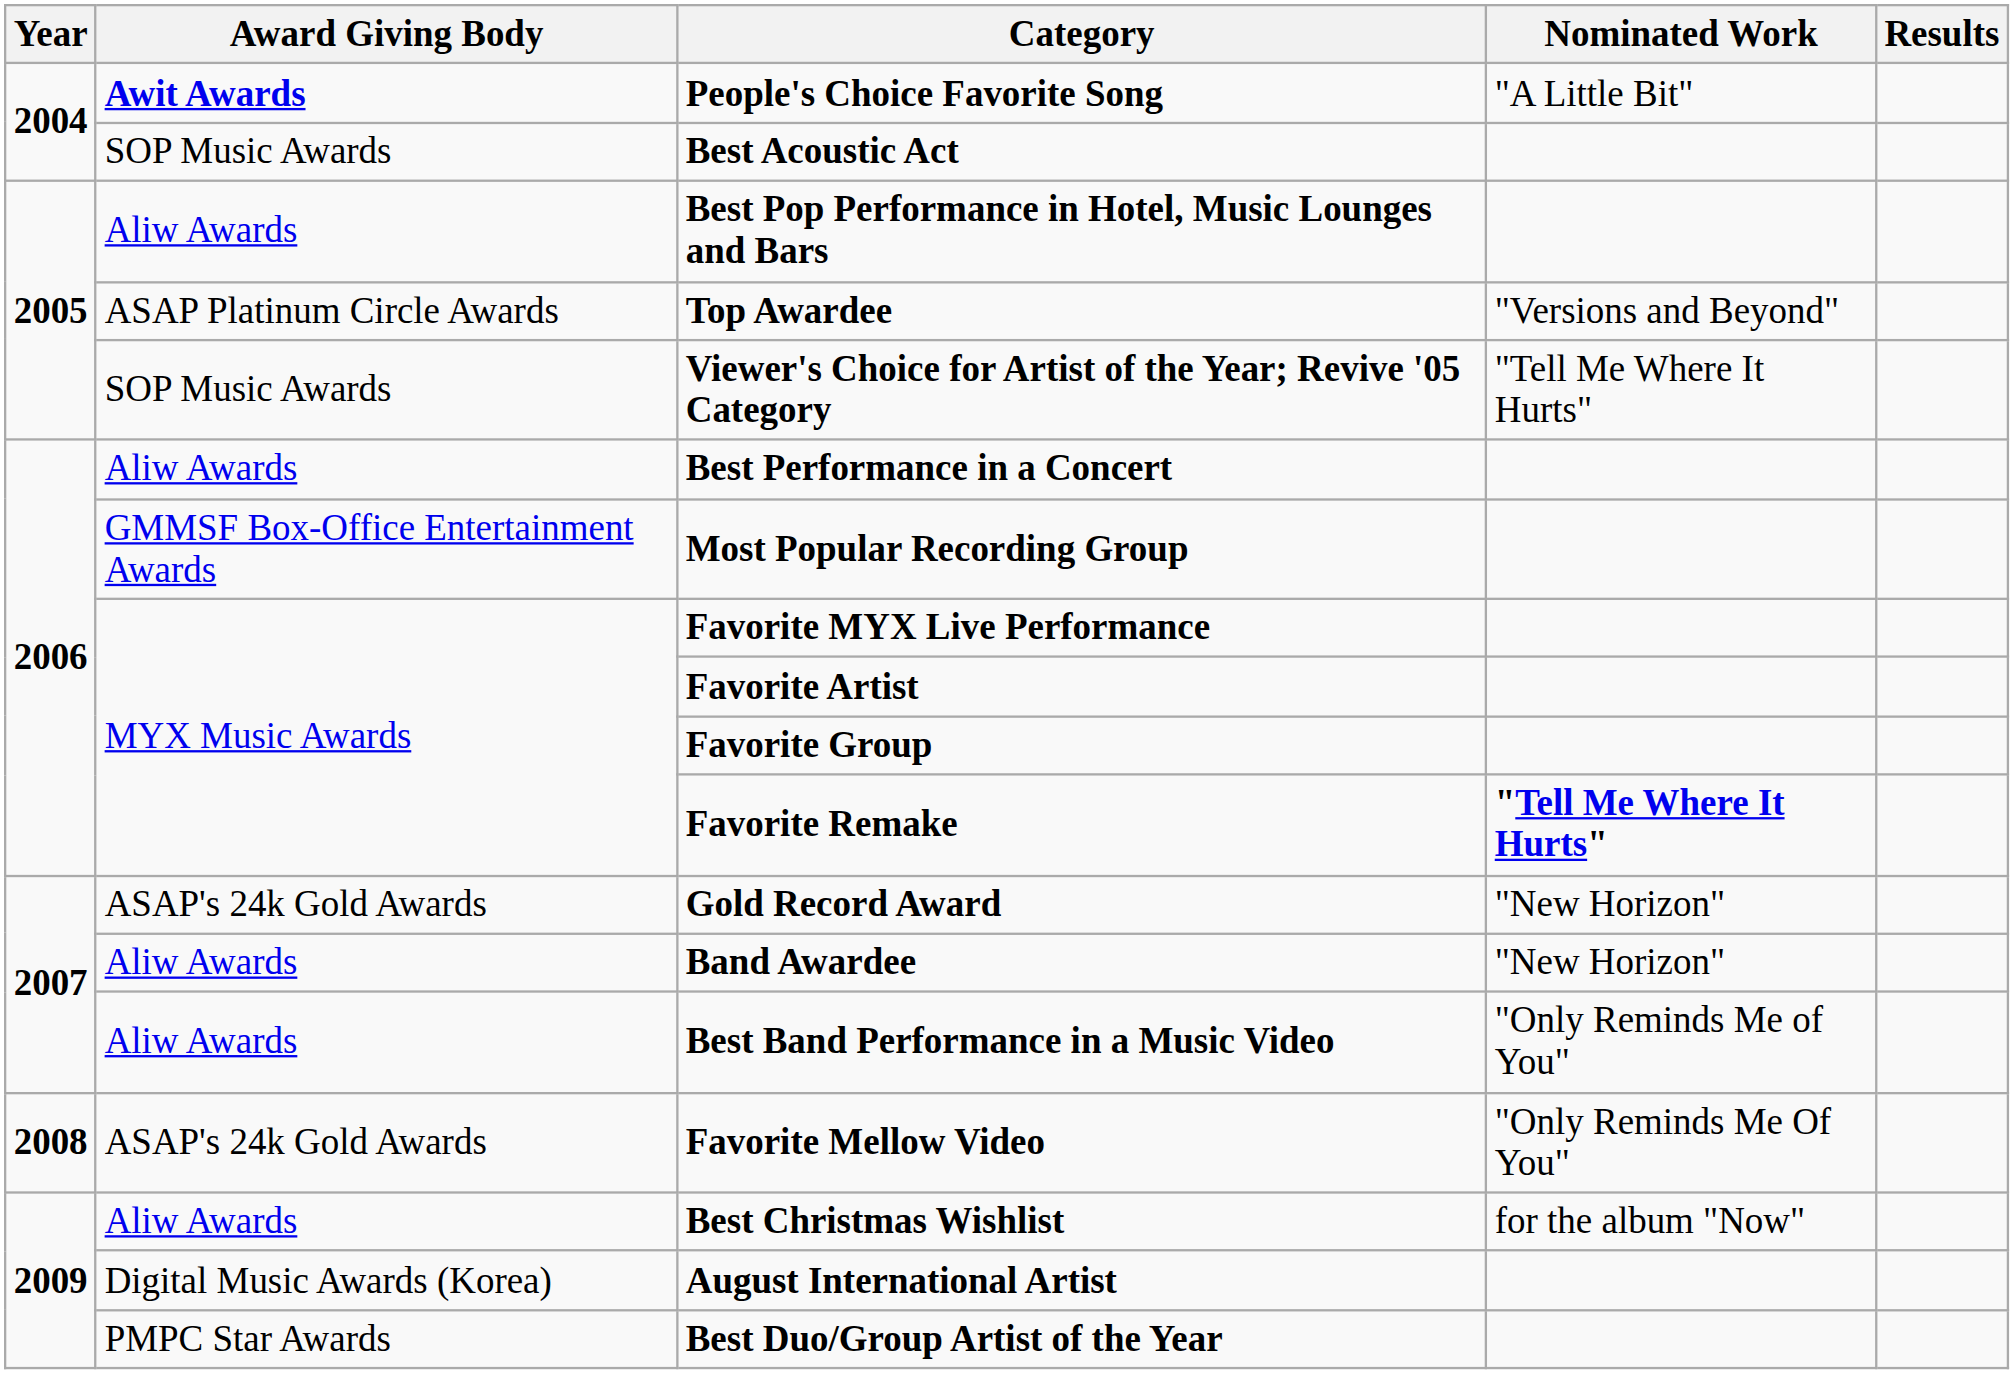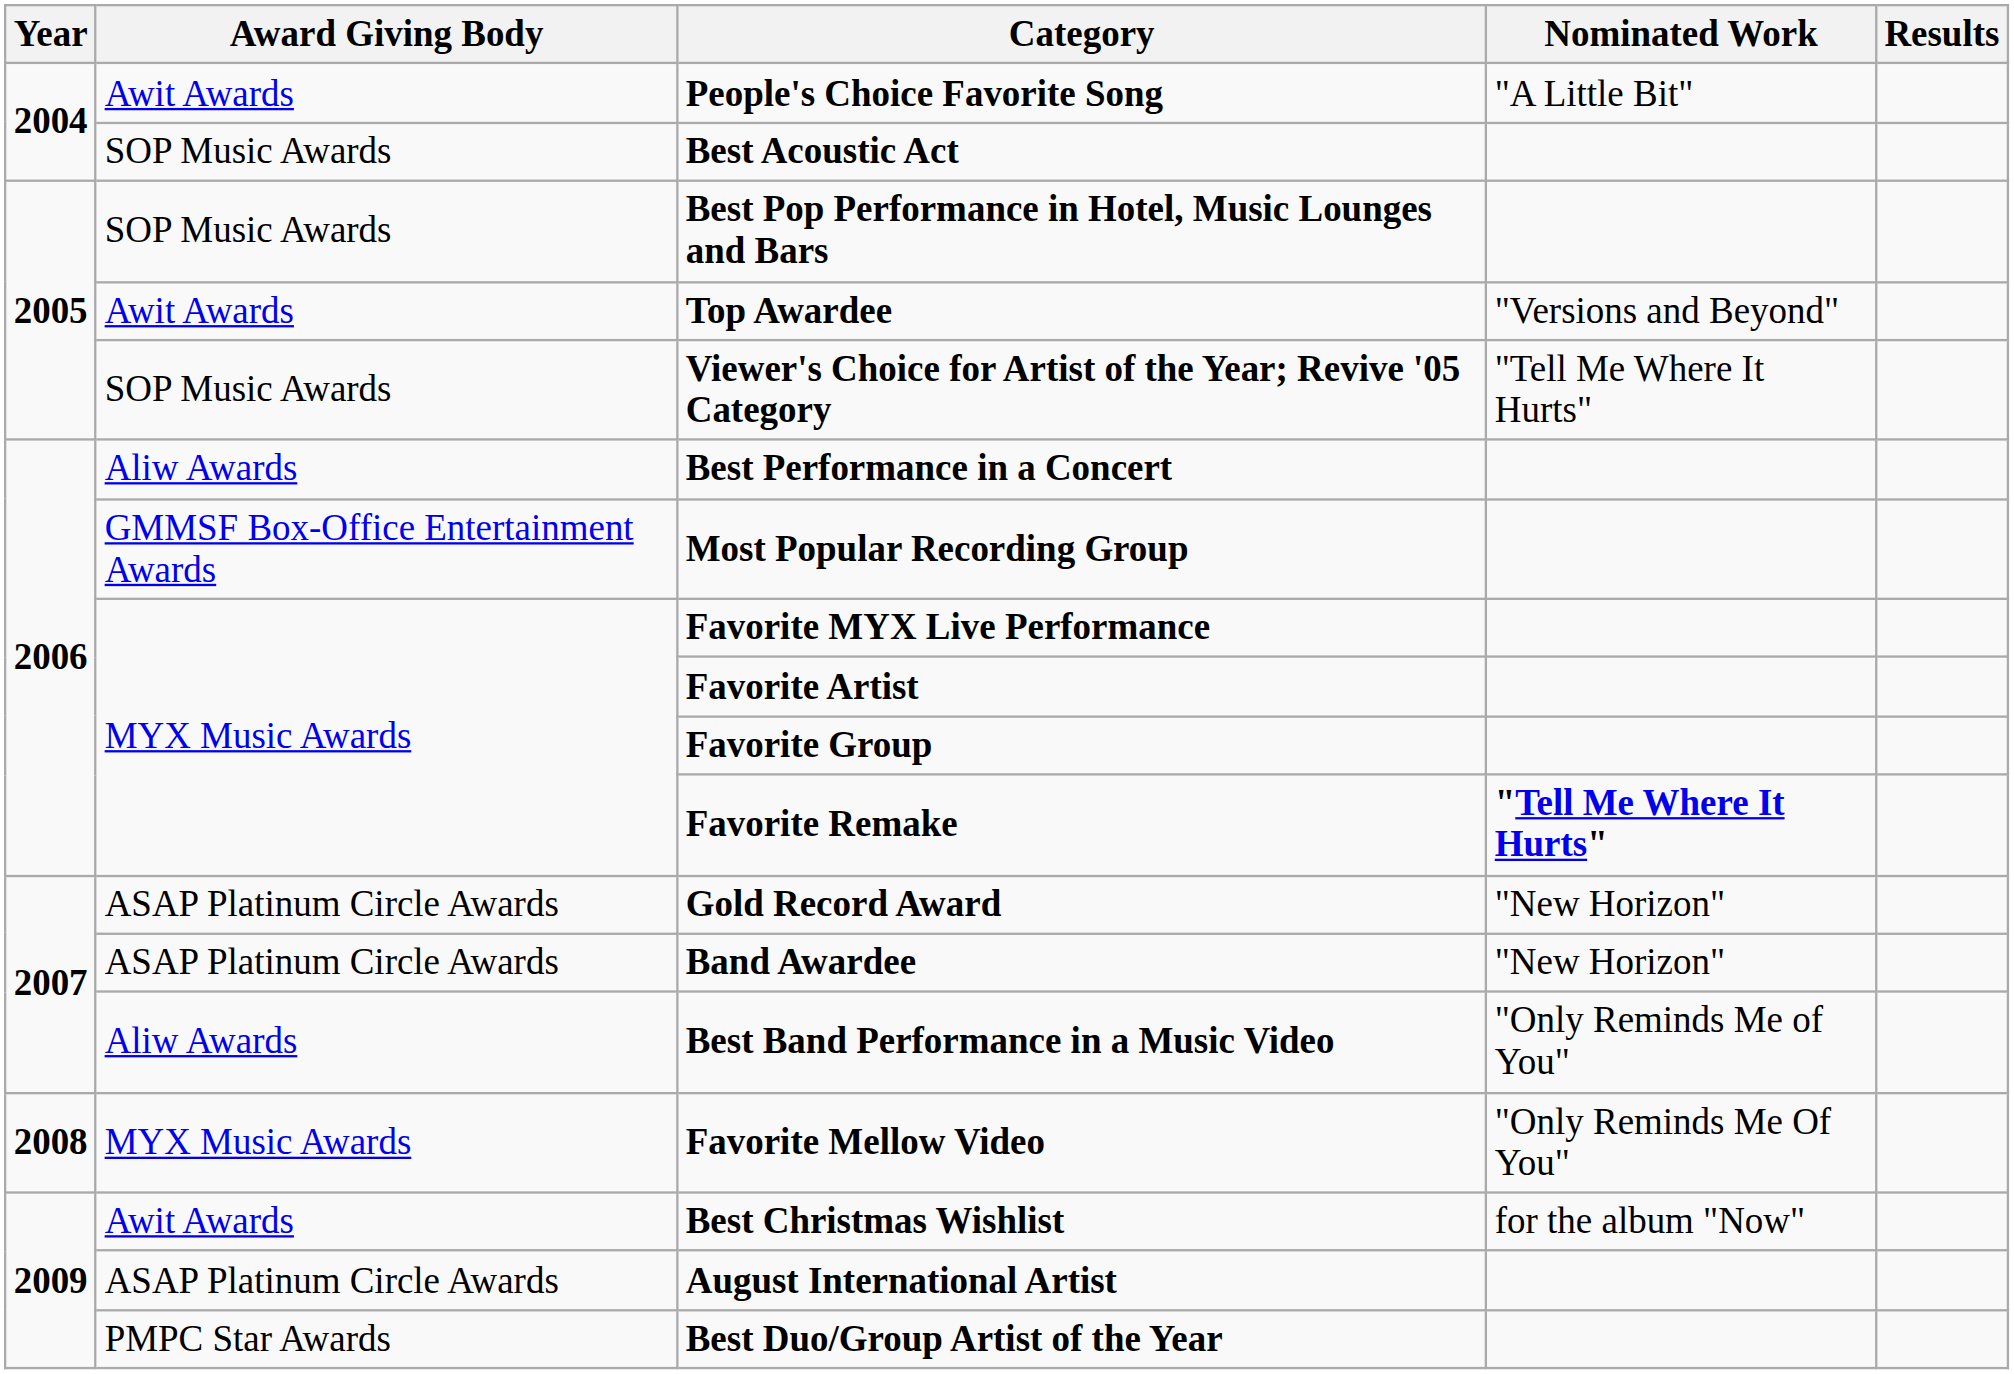(205, 92) bold -> (199, 92) normal
(201, 230) Aliw Awards -> (248, 230) SOP Music Awards
(332, 309) ASAP Platinum Circle Awards -> (199, 309) Awit Awards
(296, 903) ASAP's 24k Gold Awards -> (332, 903) ASAP Platinum Circle Awards
(201, 962) Aliw Awards -> (332, 962) ASAP Platinum Circle Awards
(296, 1141) ASAP's 24k Gold Awards -> (258, 1141) MYX Music Awards
(201, 1221) Aliw Awards -> (199, 1221) Awit Awards
(328, 1279) Digital Music Awards (Korea) -> (332, 1279) ASAP Platinum Circle Awards
